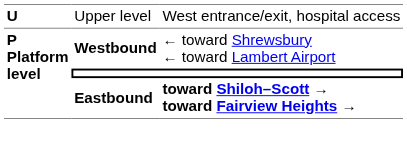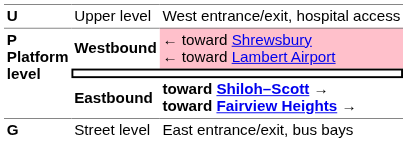(249, 48) no background -> (249, 48) pink background
+ row: (112, 130)
